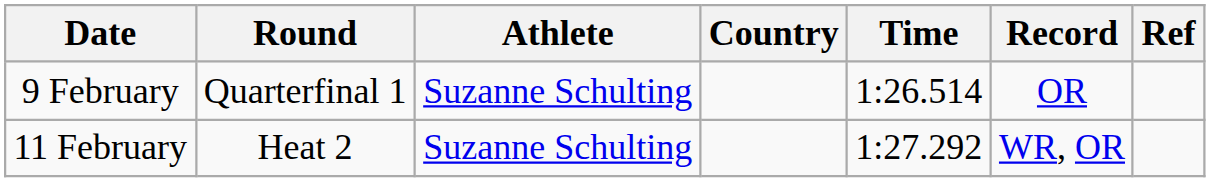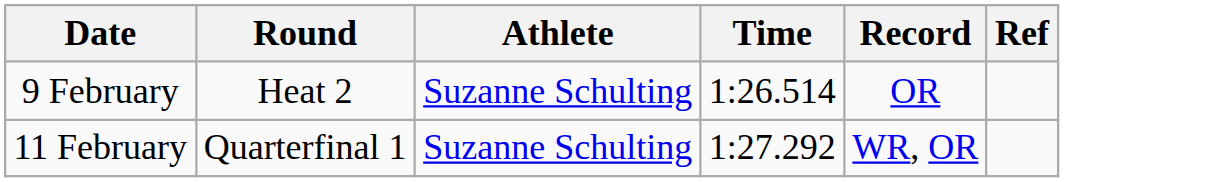- column: (774, 33)
(305, 90) Quarterfinal 1 -> (305, 90) Heat 2
(305, 147) Heat 2 -> (305, 147) Quarterfinal 1
